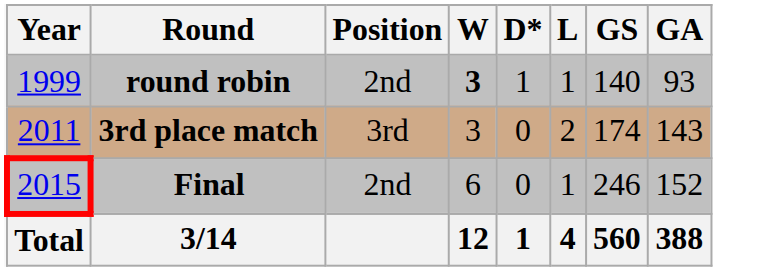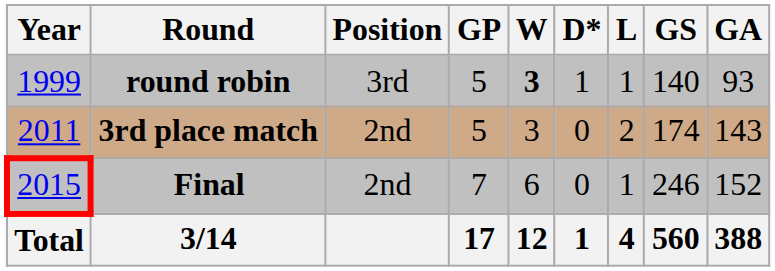+ column: (479, 29)
(387, 80) 2nd -> (387, 80) 3rd
(387, 131) 3rd -> (387, 131) 2nd
